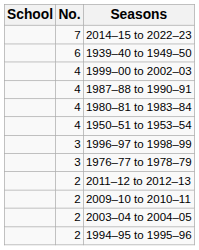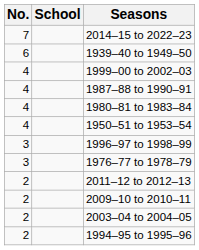columns swapped: (70, 15) <-> (30, 15)
